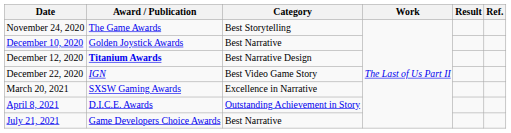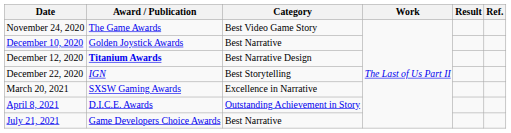(258, 27) Best Storytelling -> (271, 27) Best Video Game Story
(271, 74) Best Video Game Story -> (258, 74) Best Storytelling
